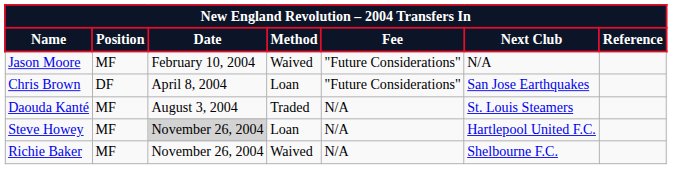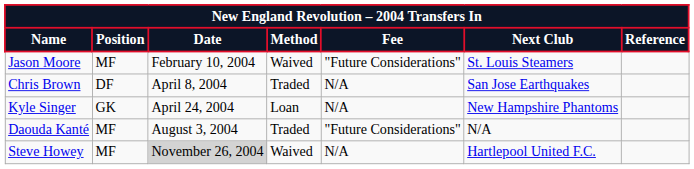(479, 62) N/A -> (520, 62) St. Louis Steamers
(285, 85) Loan -> (290, 85) Traded
(393, 85) "Future Considerations" -> (337, 85) N/A
+ row: (42, 107)
(337, 107) N/A -> (393, 129) "Future Considerations"
(520, 107) St. Louis Steamers -> (479, 129) N/A
(285, 129) Loan -> (291, 152) Waived
- row: (45, 152)
